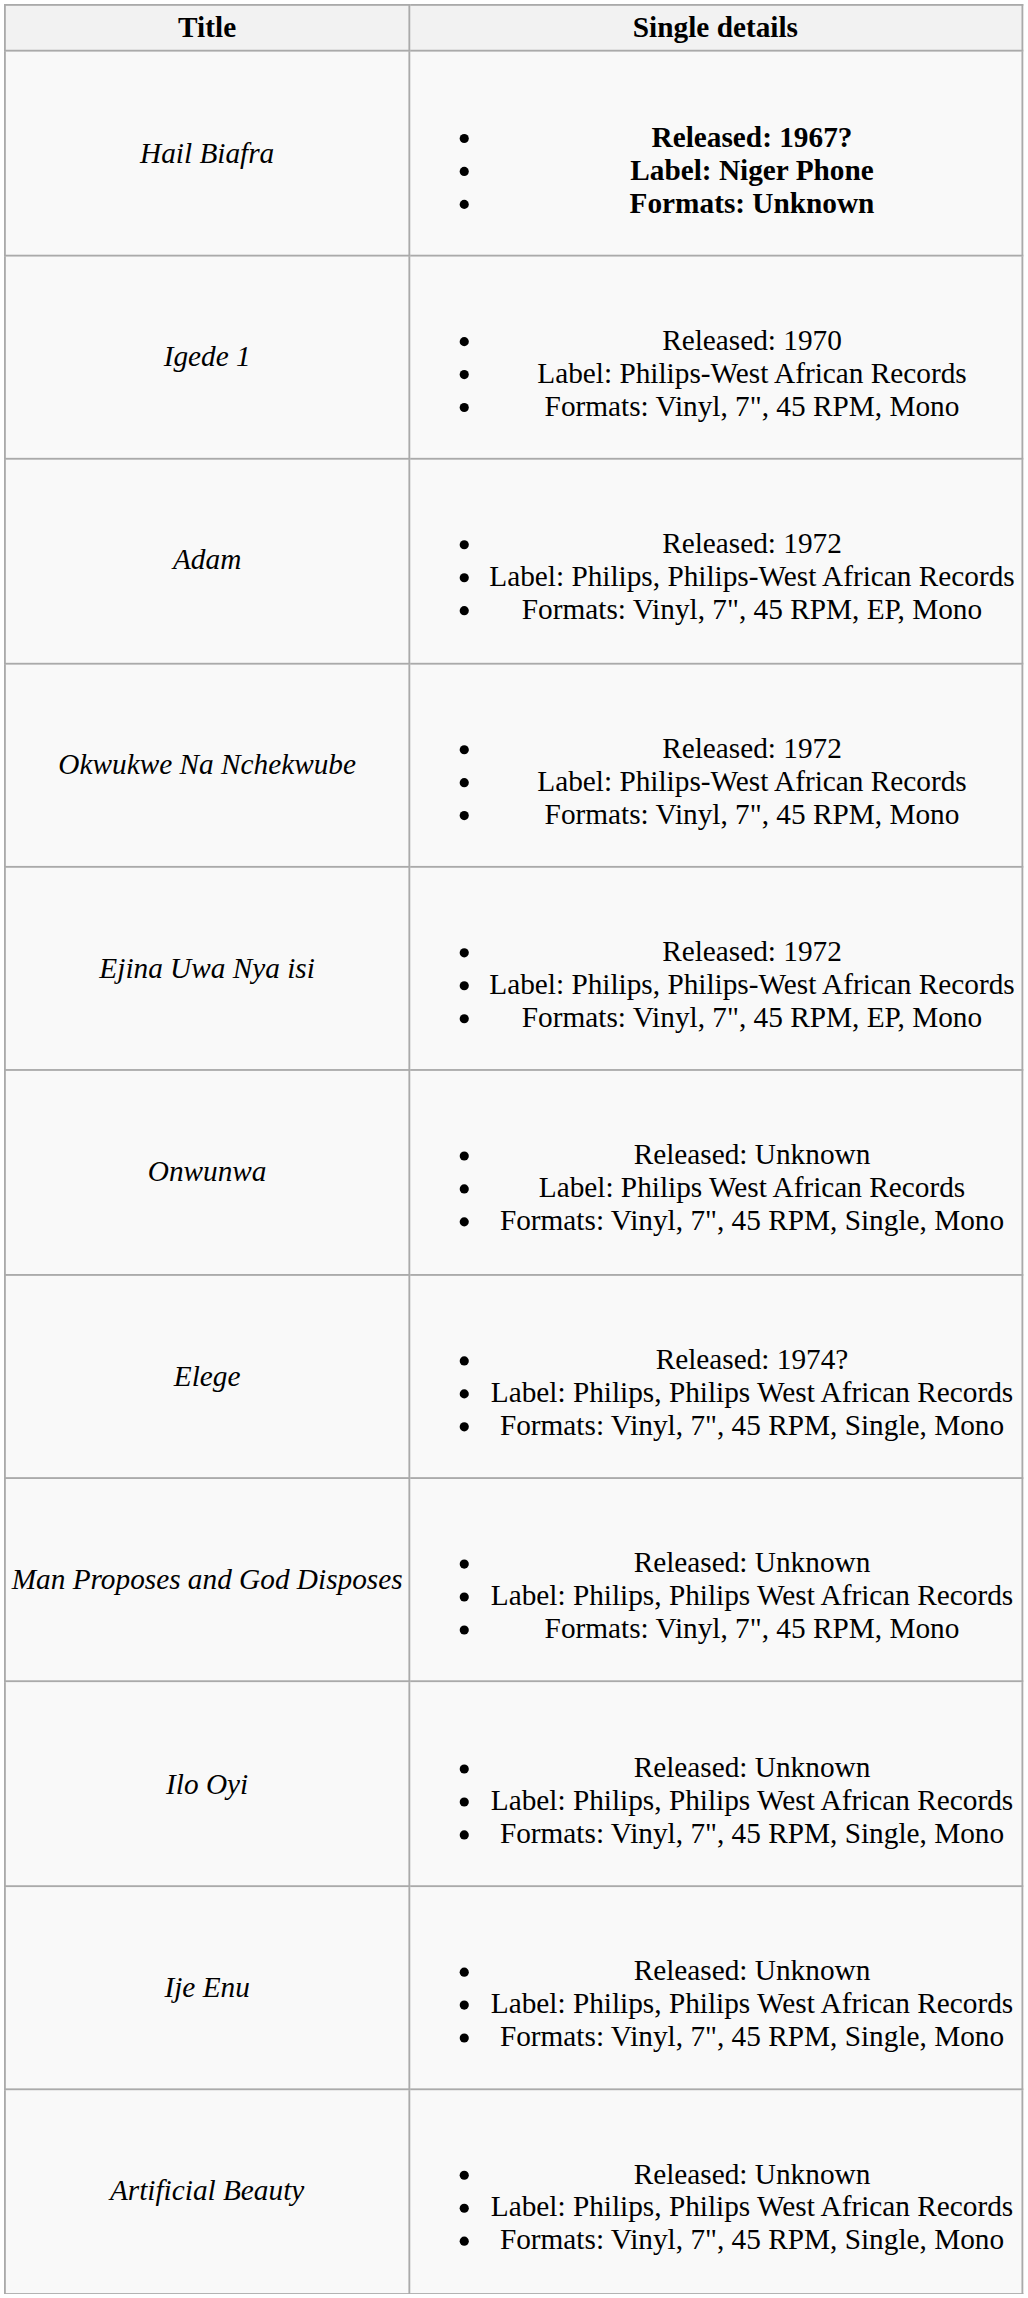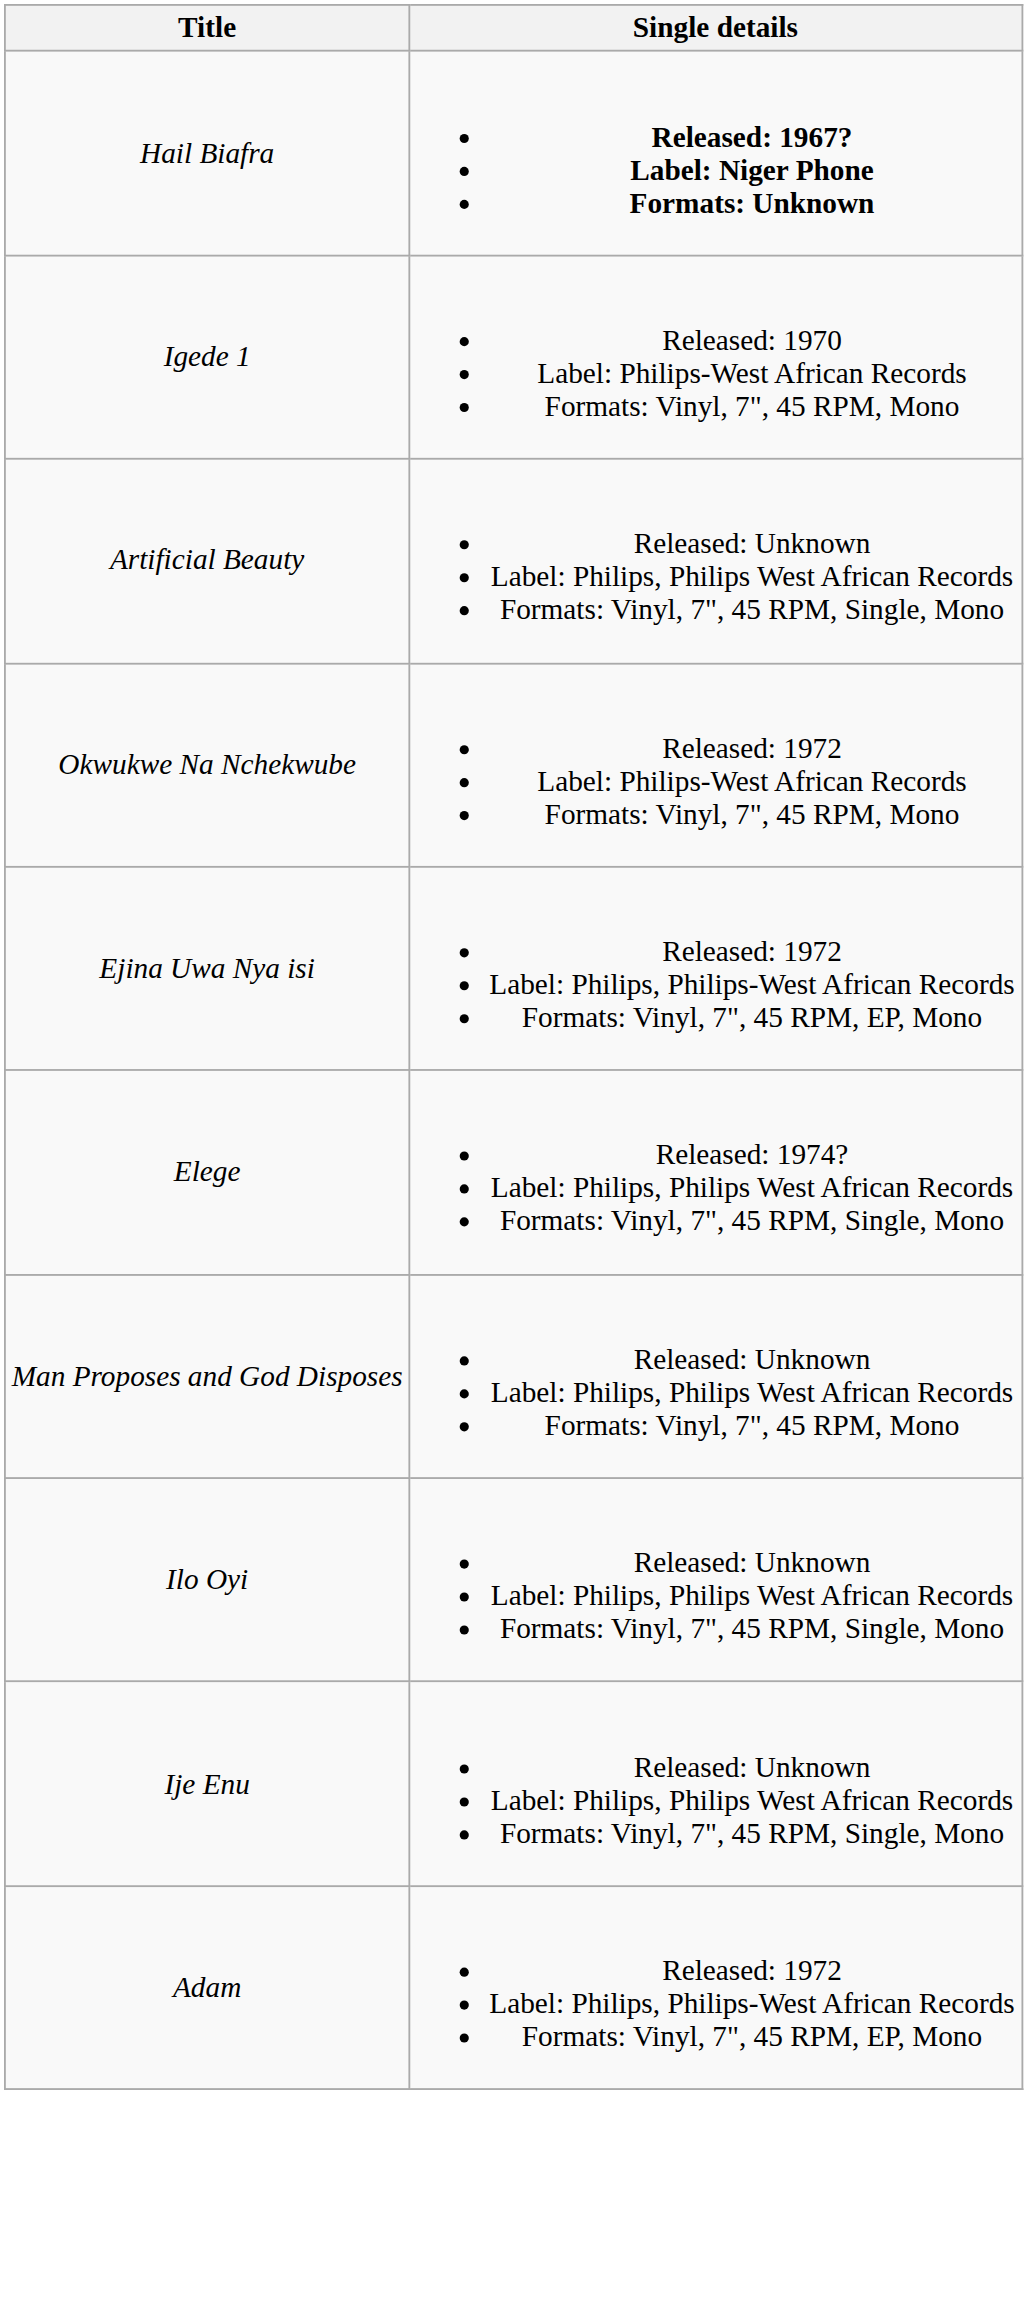rows swapped: (207, 560) <-> (207, 2191)
- row: (207, 1171)
